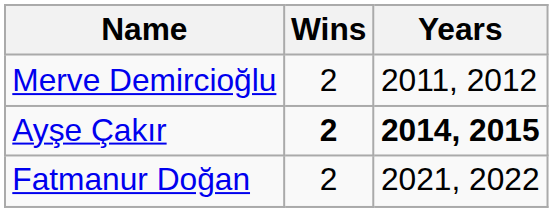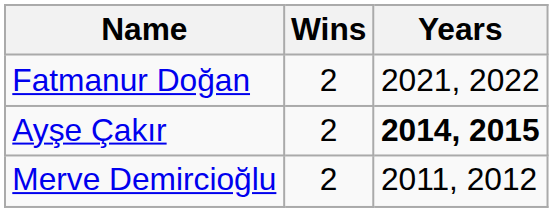rows swapped: (144, 79) <-> (131, 180)
(329, 130) bold -> (329, 130) normal
